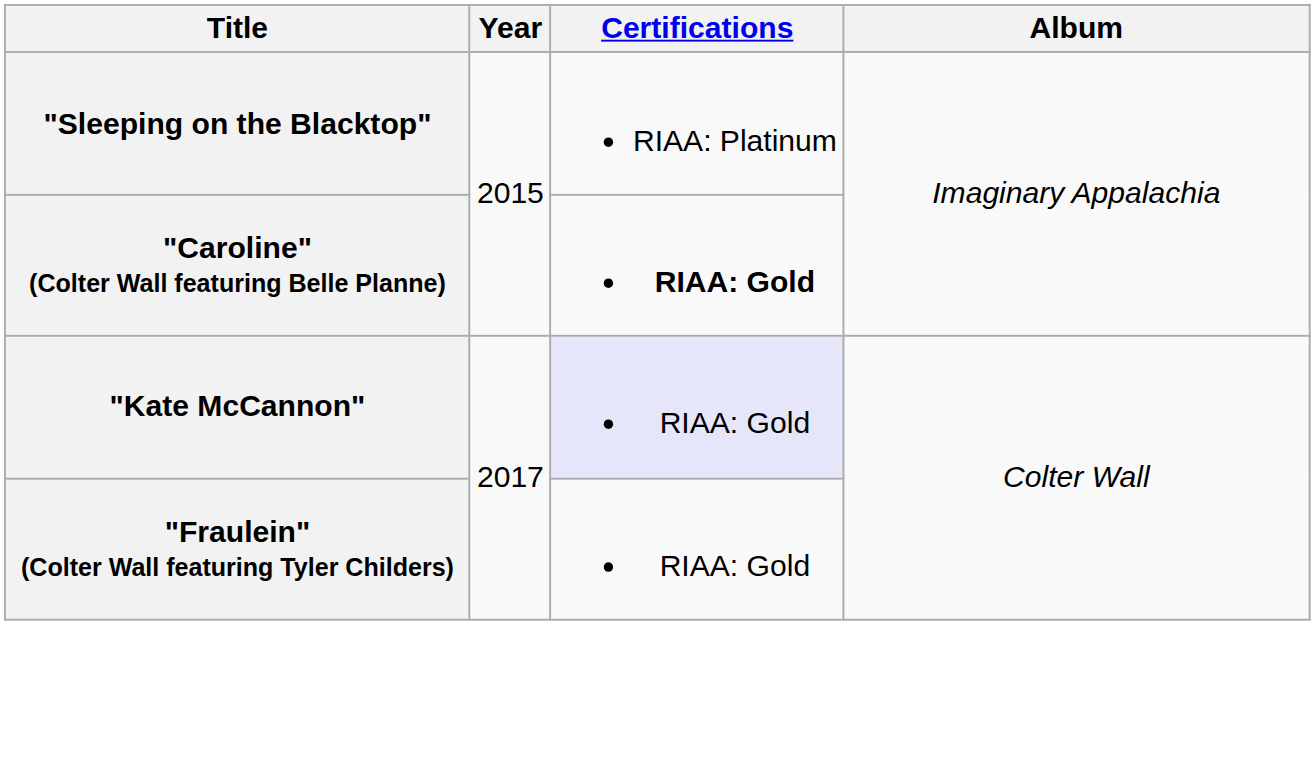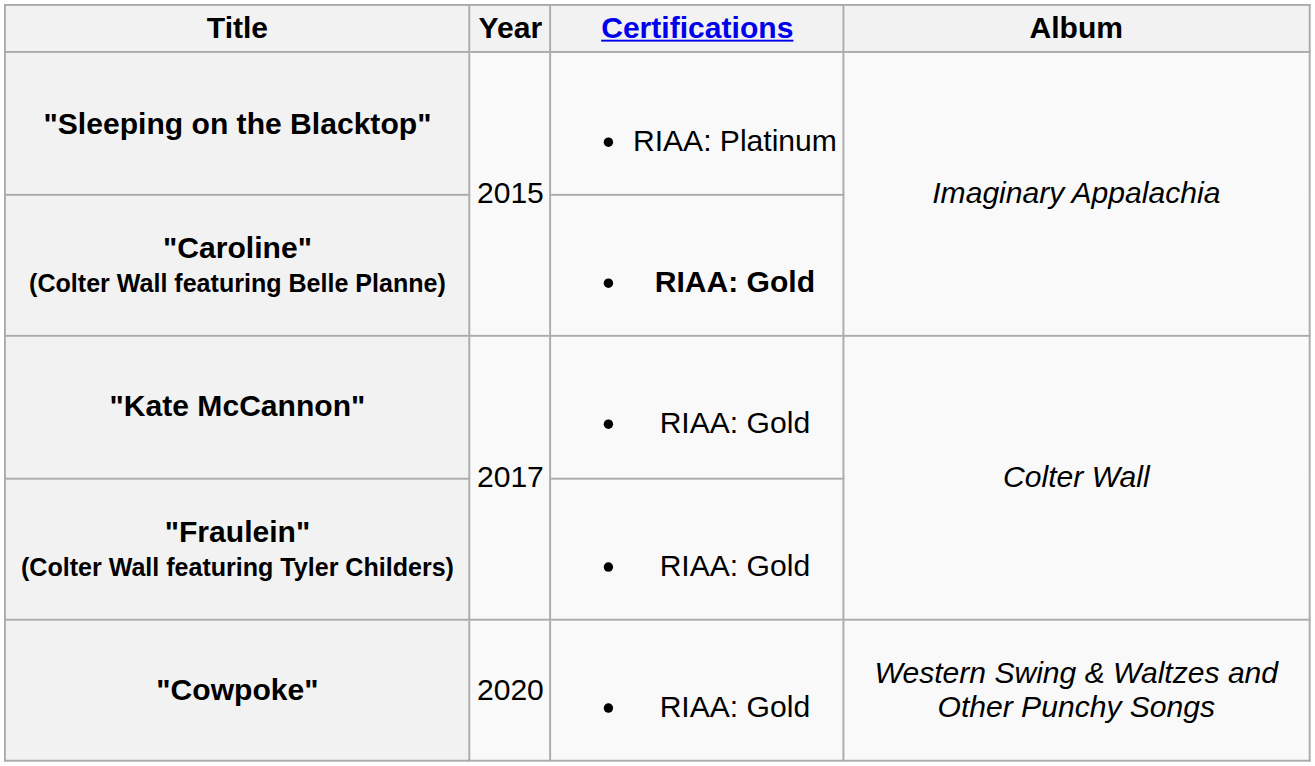(697, 424) lavender background -> (697, 424) no background
+ row: (237, 689)
